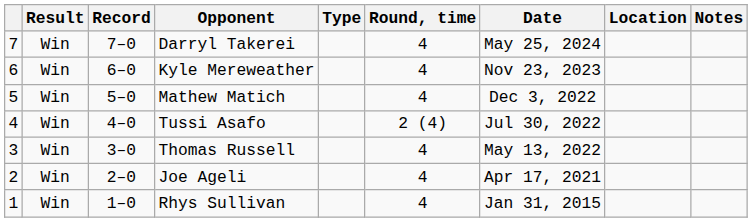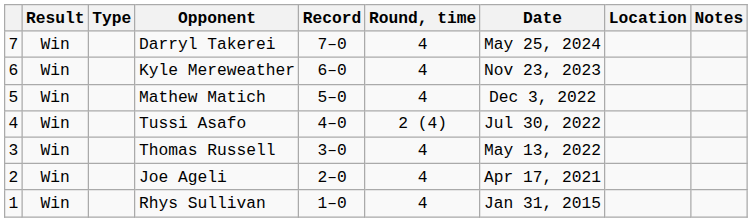columns swapped: (122, 18) <-> (342, 18)
